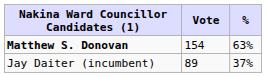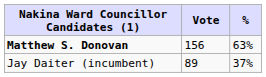(195, 45) 154 -> (195, 45) 156
